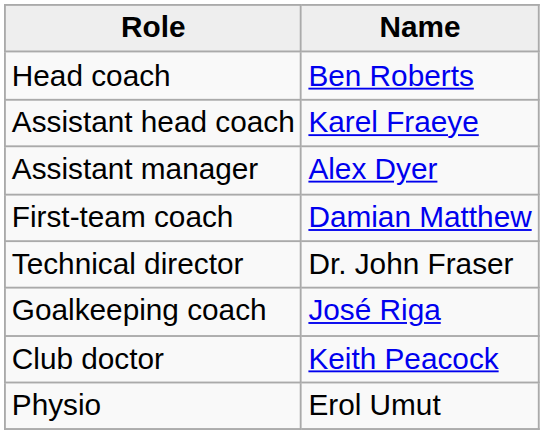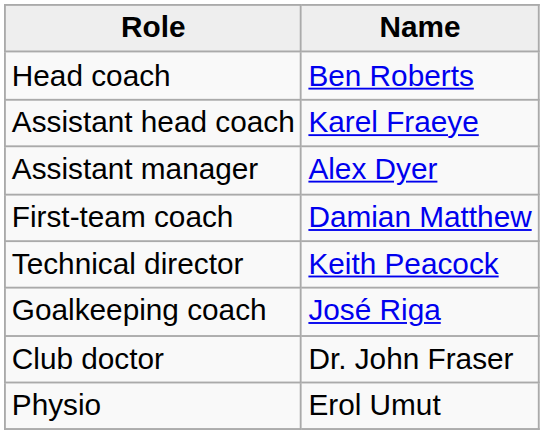(411, 264) Dr. John Fraser -> (404, 264) Keith Peacock
(404, 358) Keith Peacock -> (411, 358) Dr. John Fraser
